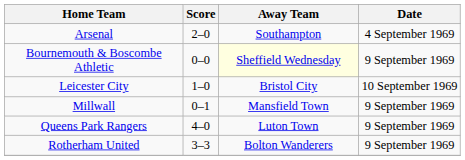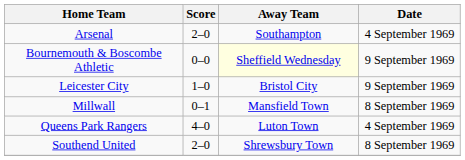(410, 86) 10 September 1969 -> (410, 86) 9 September 1969
(410, 106) 9 September 1969 -> (410, 106) 8 September 1969
(410, 125) 9 September 1969 -> (410, 125) 4 September 1969
- row: (94, 145)
+ row: (94, 145)
